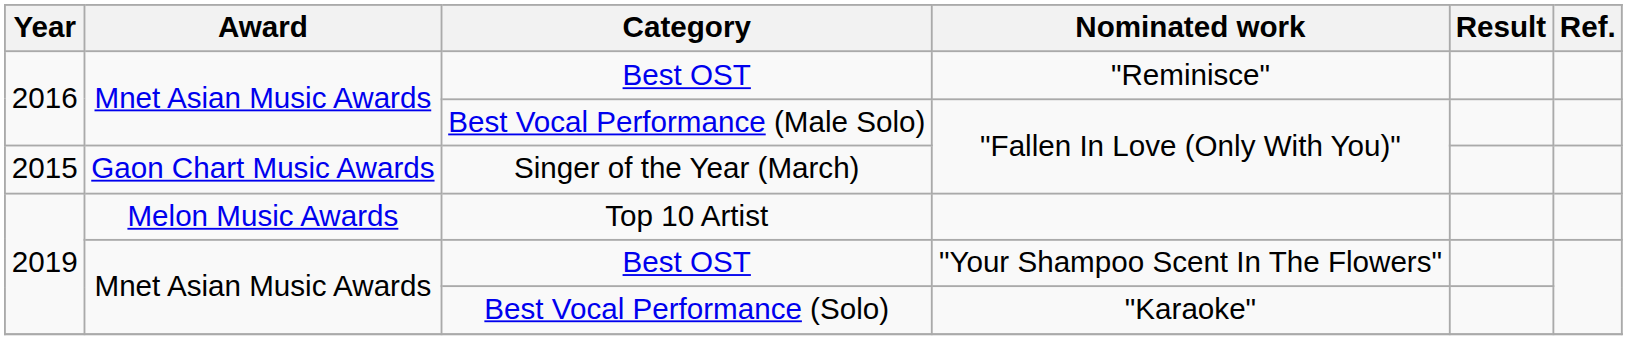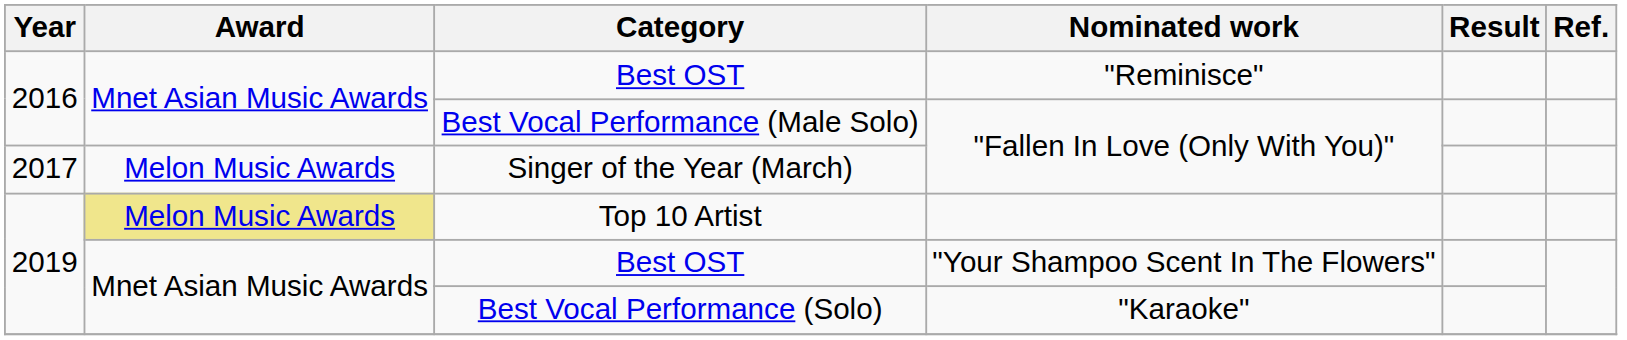(45, 168) 2015 -> (45, 168) 2017
(263, 168) Gaon Chart Music Awards -> (260, 168) Melon Music Awards
(263, 215) no background -> (260, 215) khaki background
